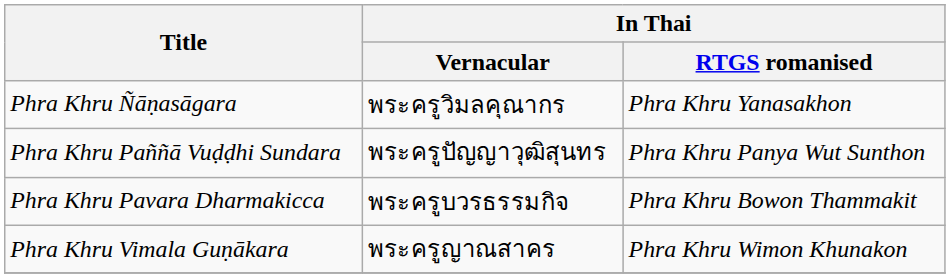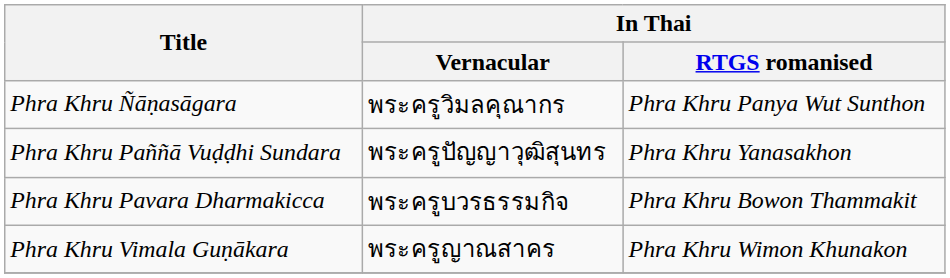(740, 104) Phra Khru Yanasakhon -> (777, 104) Phra Khru Panya Wut Sunthon
(777, 152) Phra Khru Panya Wut Sunthon -> (740, 152) Phra Khru Yanasakhon
